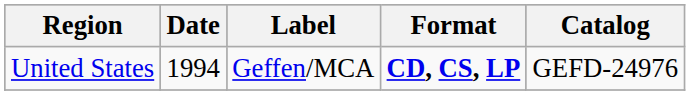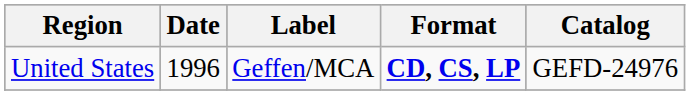(193, 68) 1994 -> (193, 68) 1996
